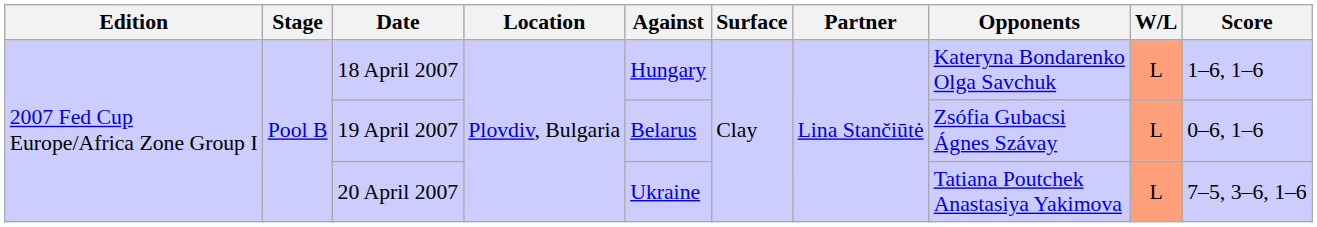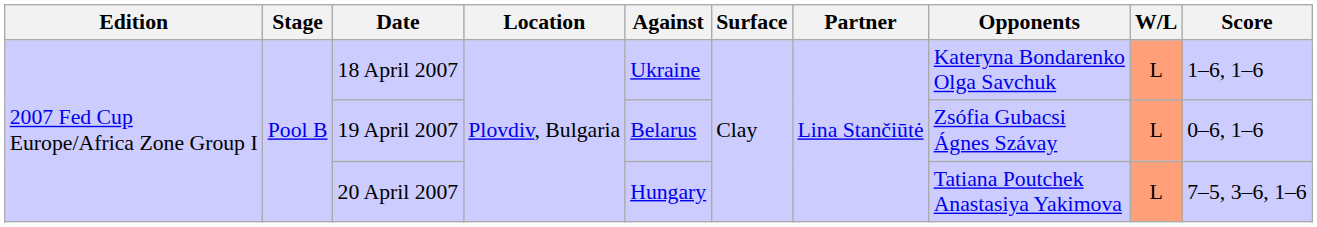(668, 69) Hungary -> (665, 69) Ukraine
(665, 190) Ukraine -> (668, 190) Hungary
